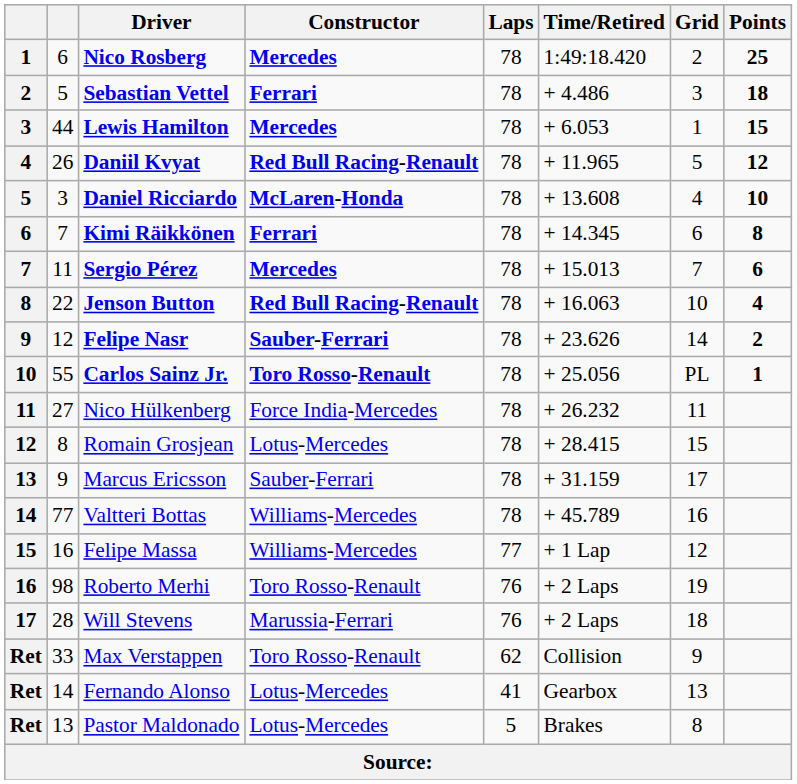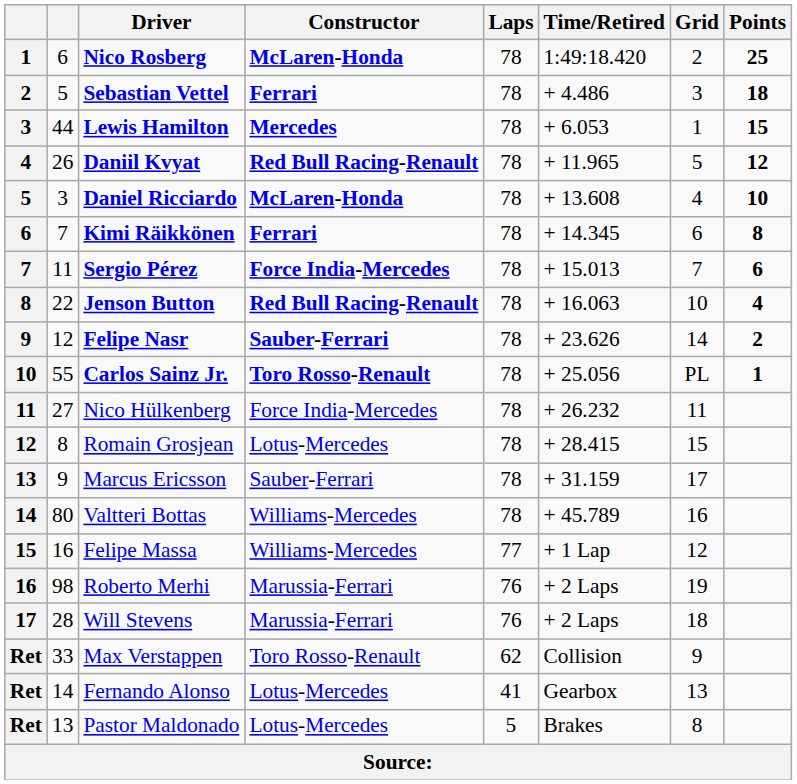(293, 56) Mercedes -> (326, 56) McLaren-Honda
(293, 268) Mercedes -> (350, 268) Force India-Mercedes
(63, 514) 77 -> (63, 514) 80
(335, 585) Toro Rosso-Renault -> (321, 585) Marussia-Ferrari
